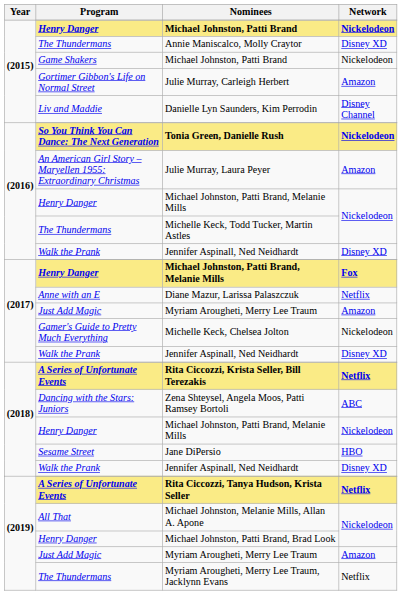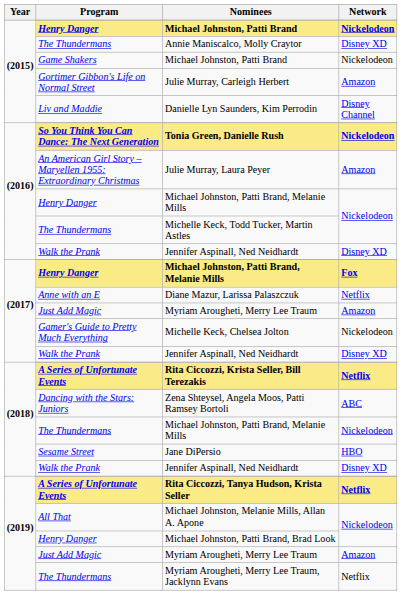(67, 430) Henry Danger -> (75, 430) The Thundermans
